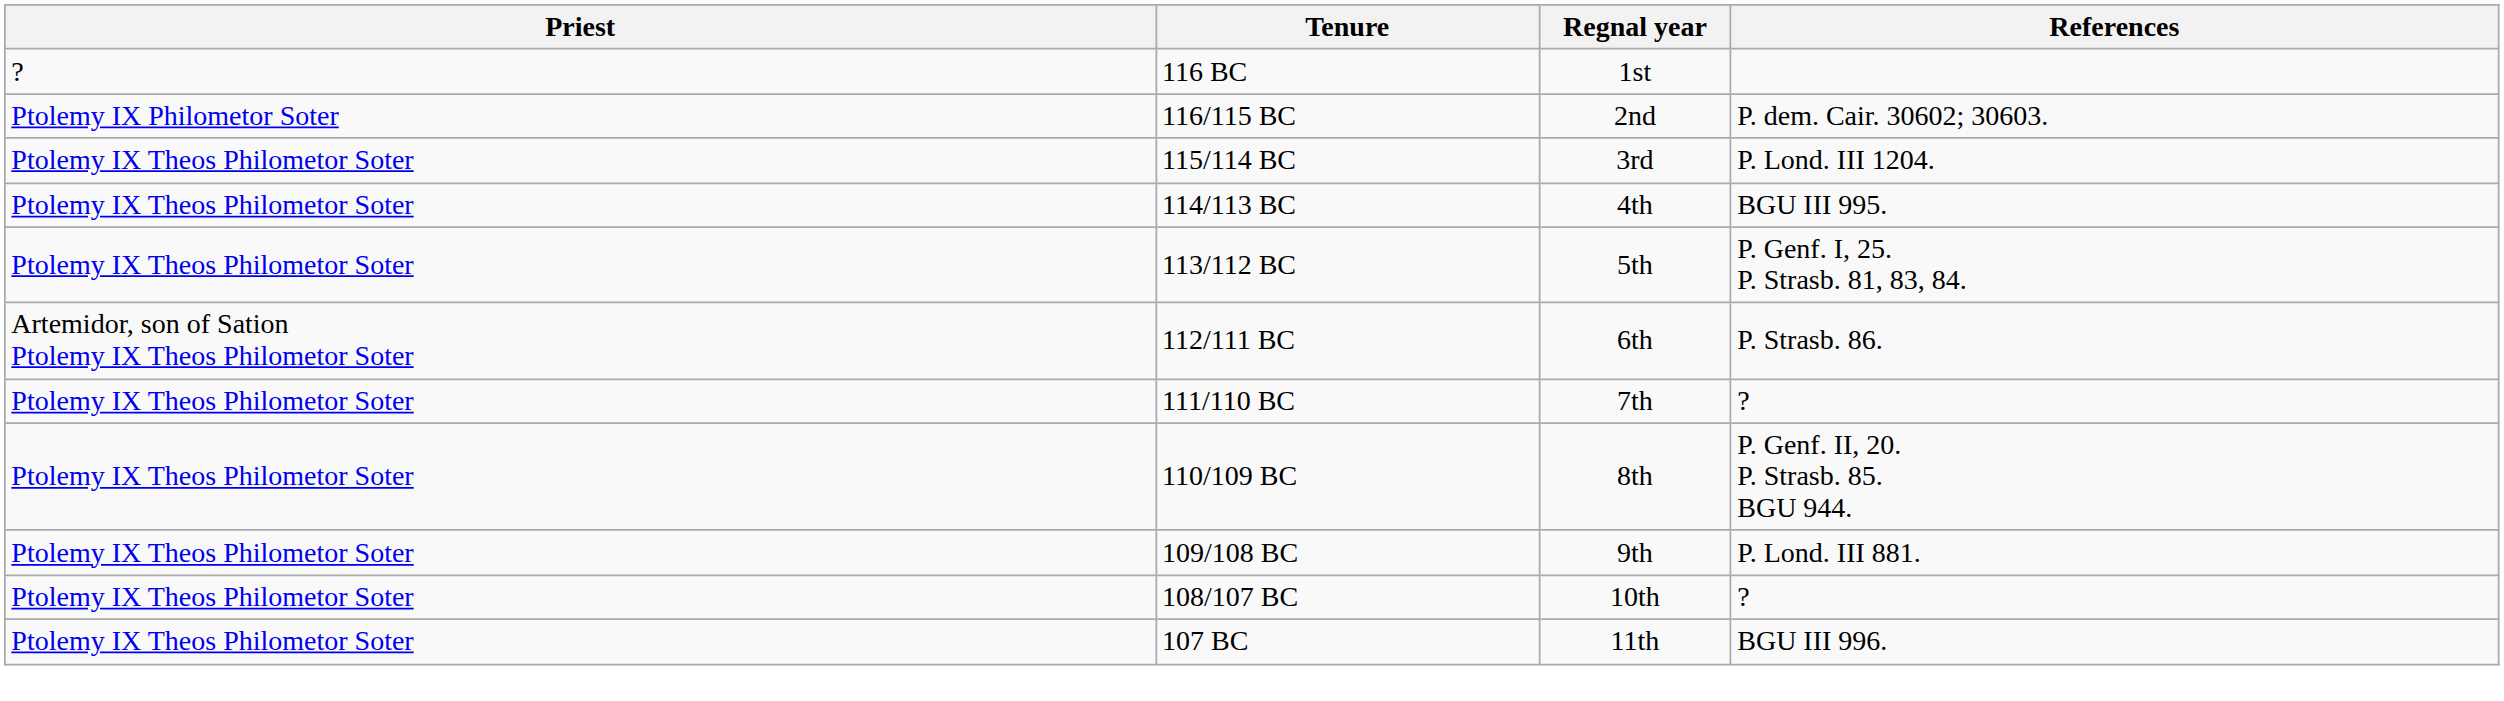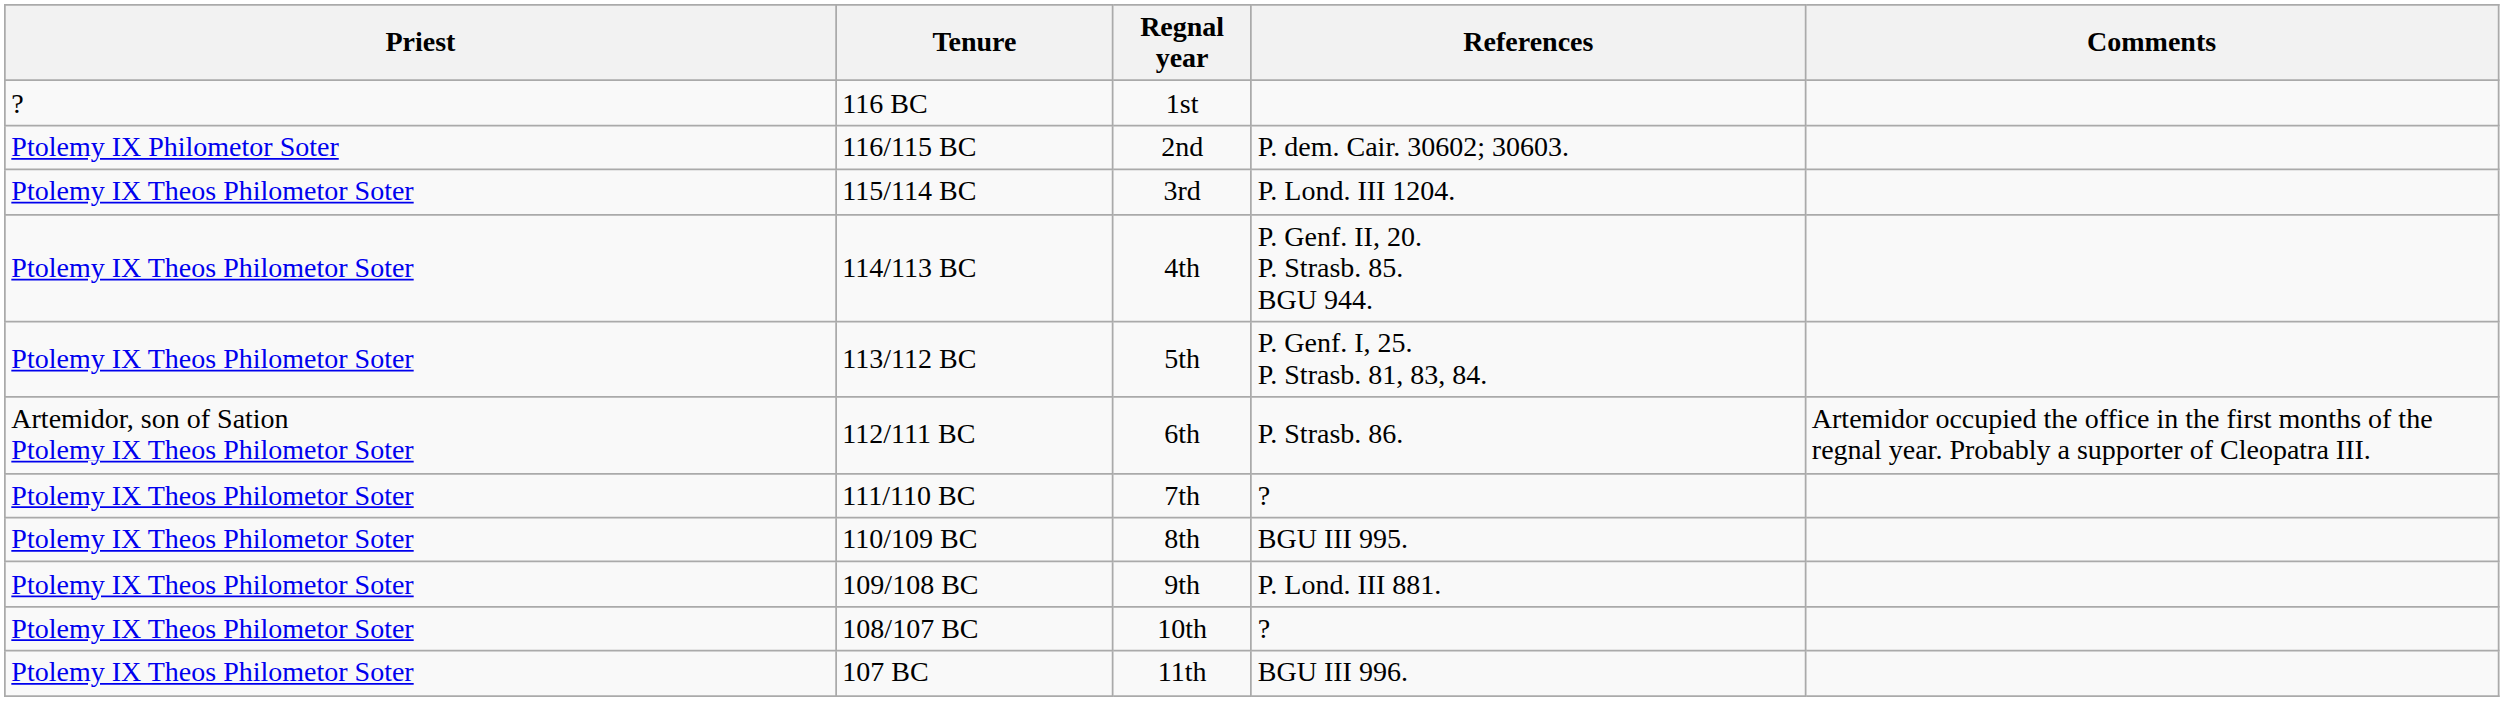+ column: (2152, 42)
(1812, 204) BGU III 995. -> (1340, 267) P. Genf. II, 20. P. Strasb. 85. BGU 944.
(1819, 476) P. Genf. II, 20. P. Strasb. 85. BGU 944. -> (1333, 539) BGU III 995.
